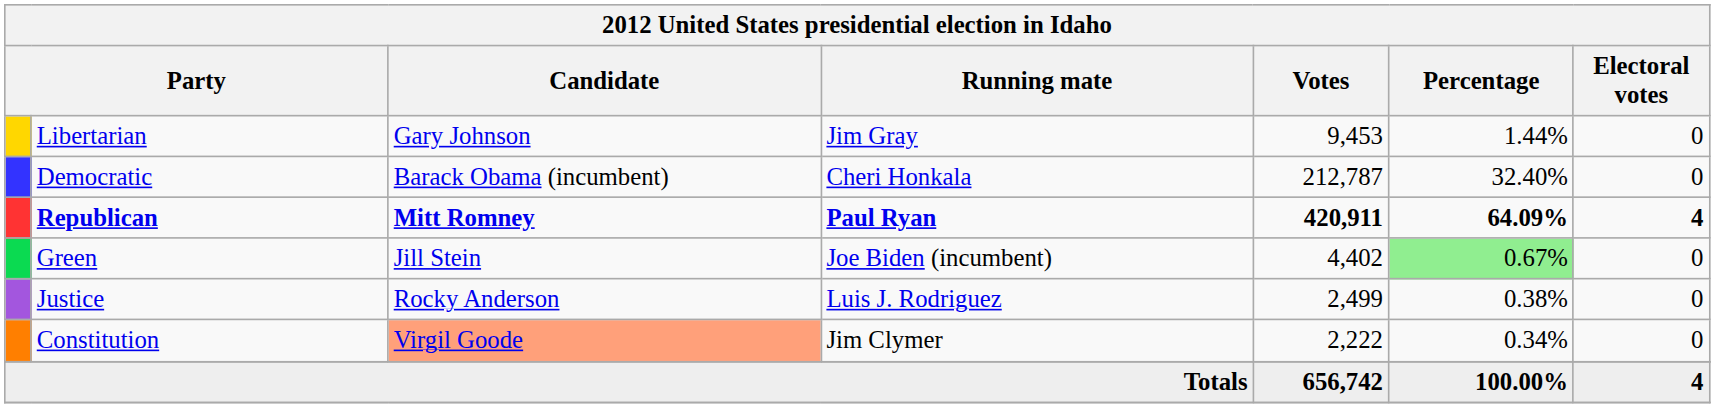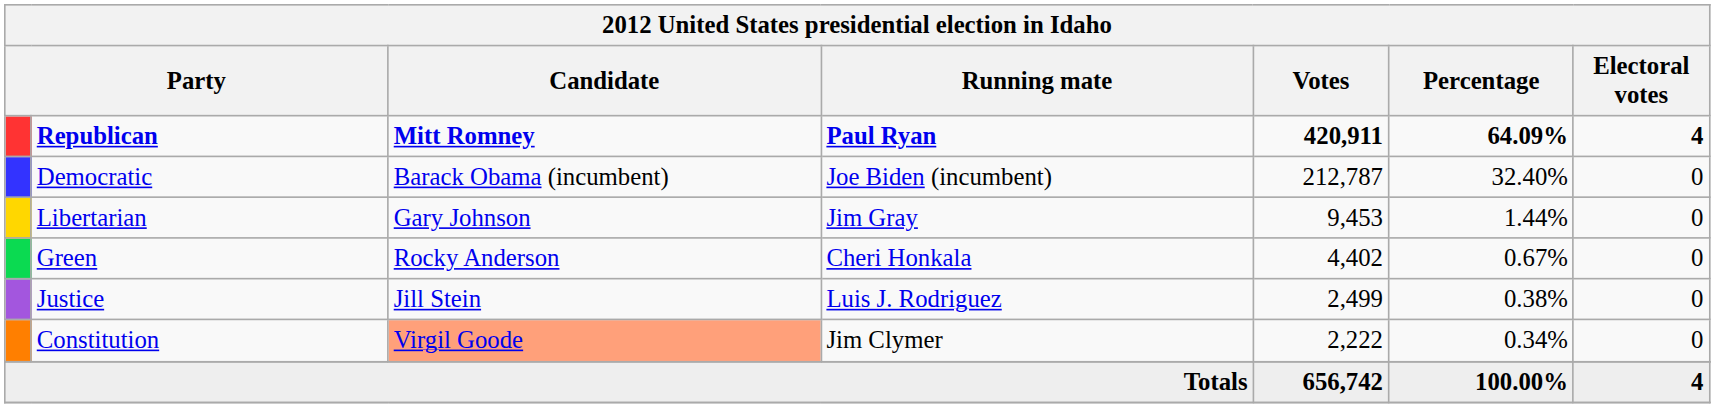rows swapped: (97, 217) <-> (92, 136)
(899, 177) Cheri Honkala -> (939, 177) Joe Biden (incumbent)
(437, 258) Jill Stein -> (477, 258) Rocky Anderson
(939, 258) Joe Biden (incumbent) -> (899, 258) Cheri Honkala
(1536, 258) lightgreen background -> (1536, 258) no background
(477, 299) Rocky Anderson -> (437, 299) Jill Stein
